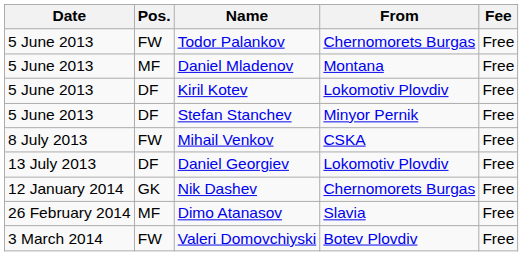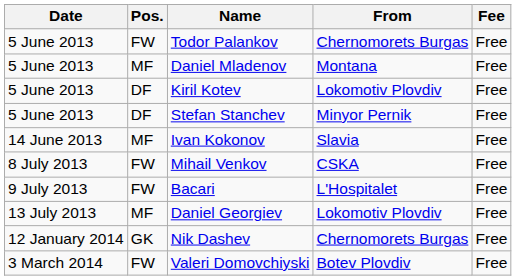+ row: (218, 139)
+ row: (193, 189)
(148, 164) DF -> (142, 213) MF
- row: (230, 213)
